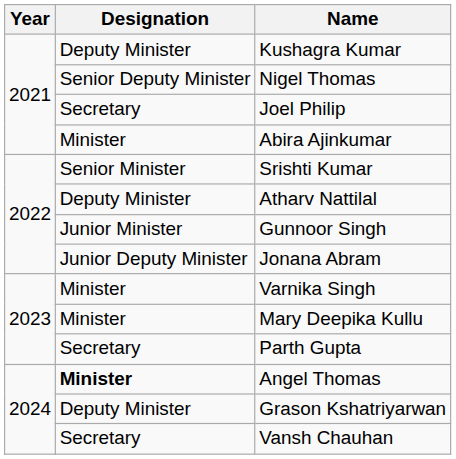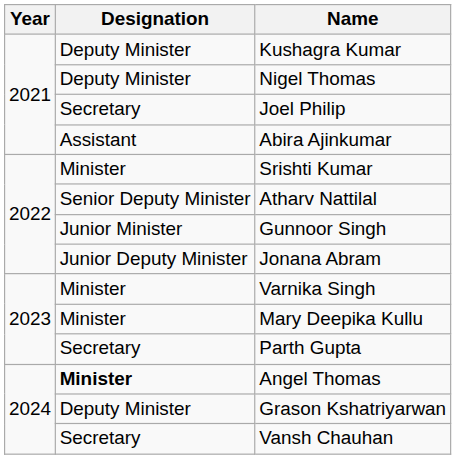(155, 79) Senior Deputy Minister -> (125, 79) Deputy Minister
(93, 139) Minister -> (98, 139) Assistant
(123, 169) Senior Minister -> (93, 169) Minister
(125, 199) Deputy Minister -> (155, 199) Senior Deputy Minister
